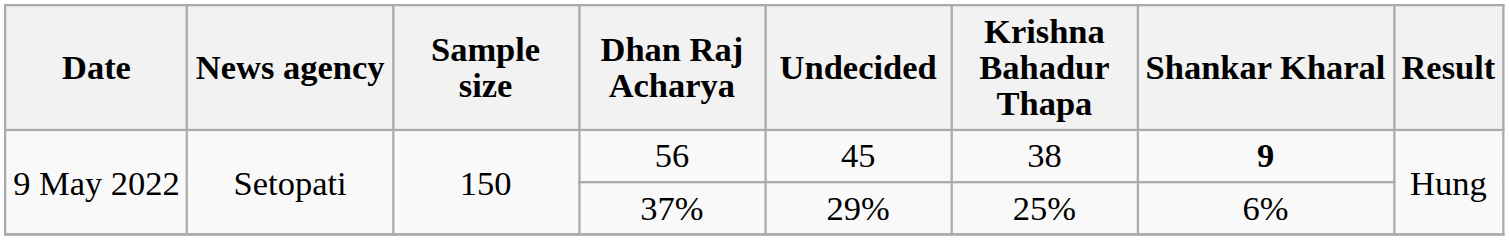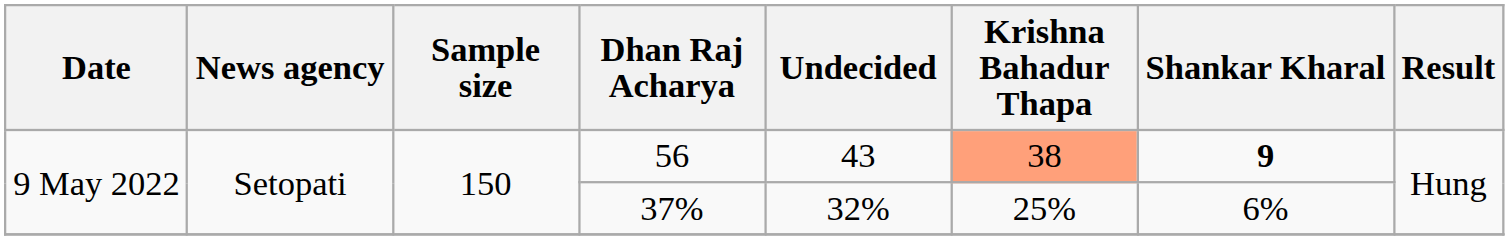(858, 155) 45 -> (858, 155) 43
(1044, 155) no background -> (1044, 155) lightsalmon background
(858, 208) 29% -> (858, 208) 32%
